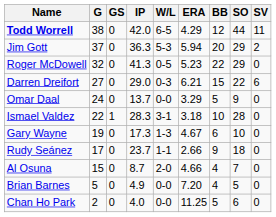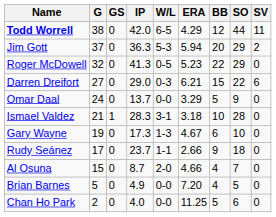(98, 116) 22 -> (98, 116) 21
